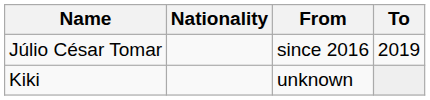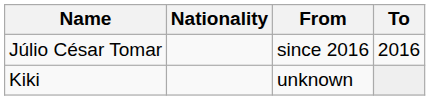(399, 49) 2019 -> (399, 49) 2016
